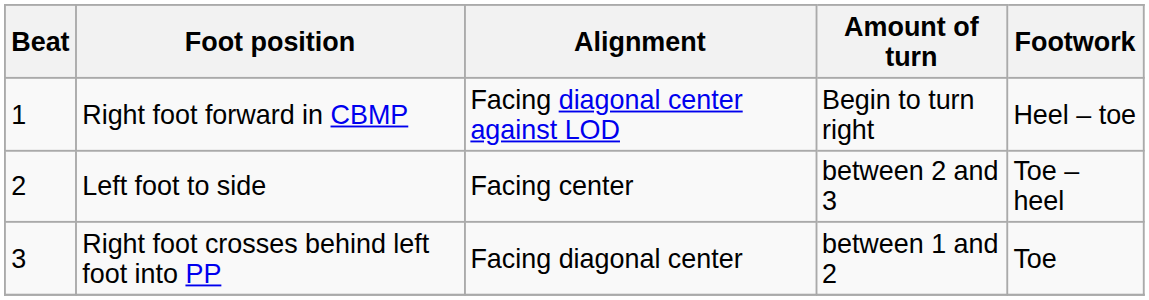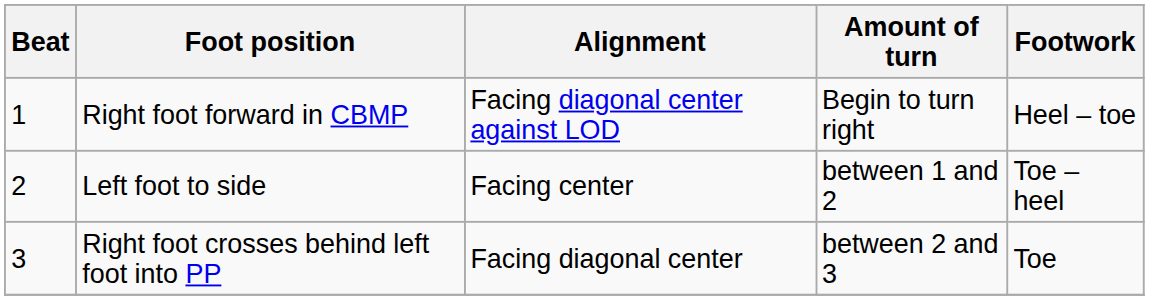(910, 186) between 2 and 3 -> (910, 186) between 1 and 2
(910, 259) between 1 and 2 -> (910, 259) between 2 and 3
